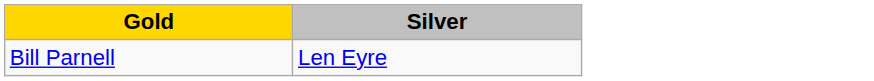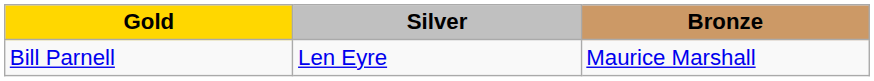+ column: (725, 22)
